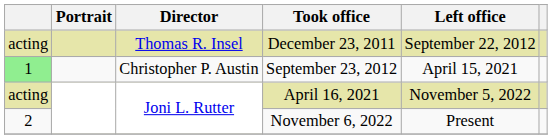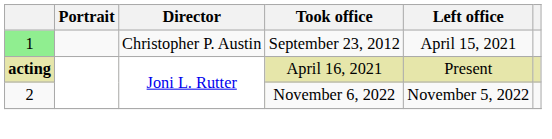- row: (332, 43)
(28, 95) normal -> (30, 69) bold
(470, 95) November 5, 2022 -> (468, 69) Present
(470, 120) Present -> (468, 95) November 5, 2022
